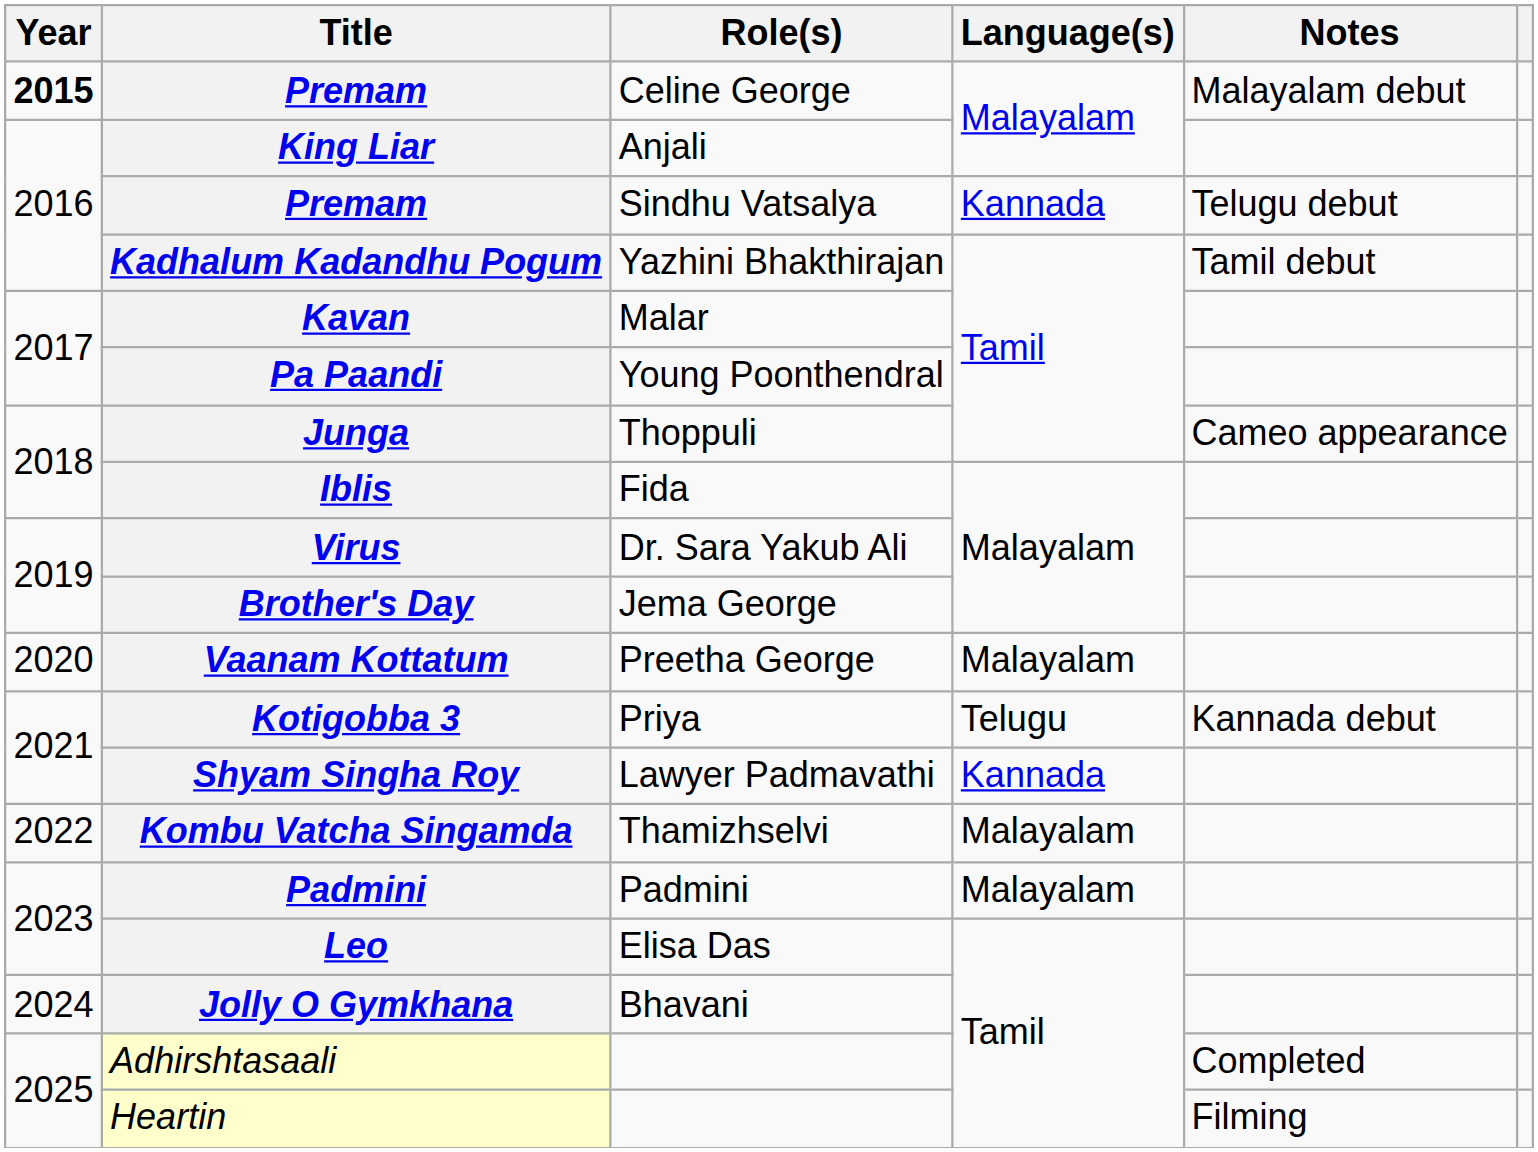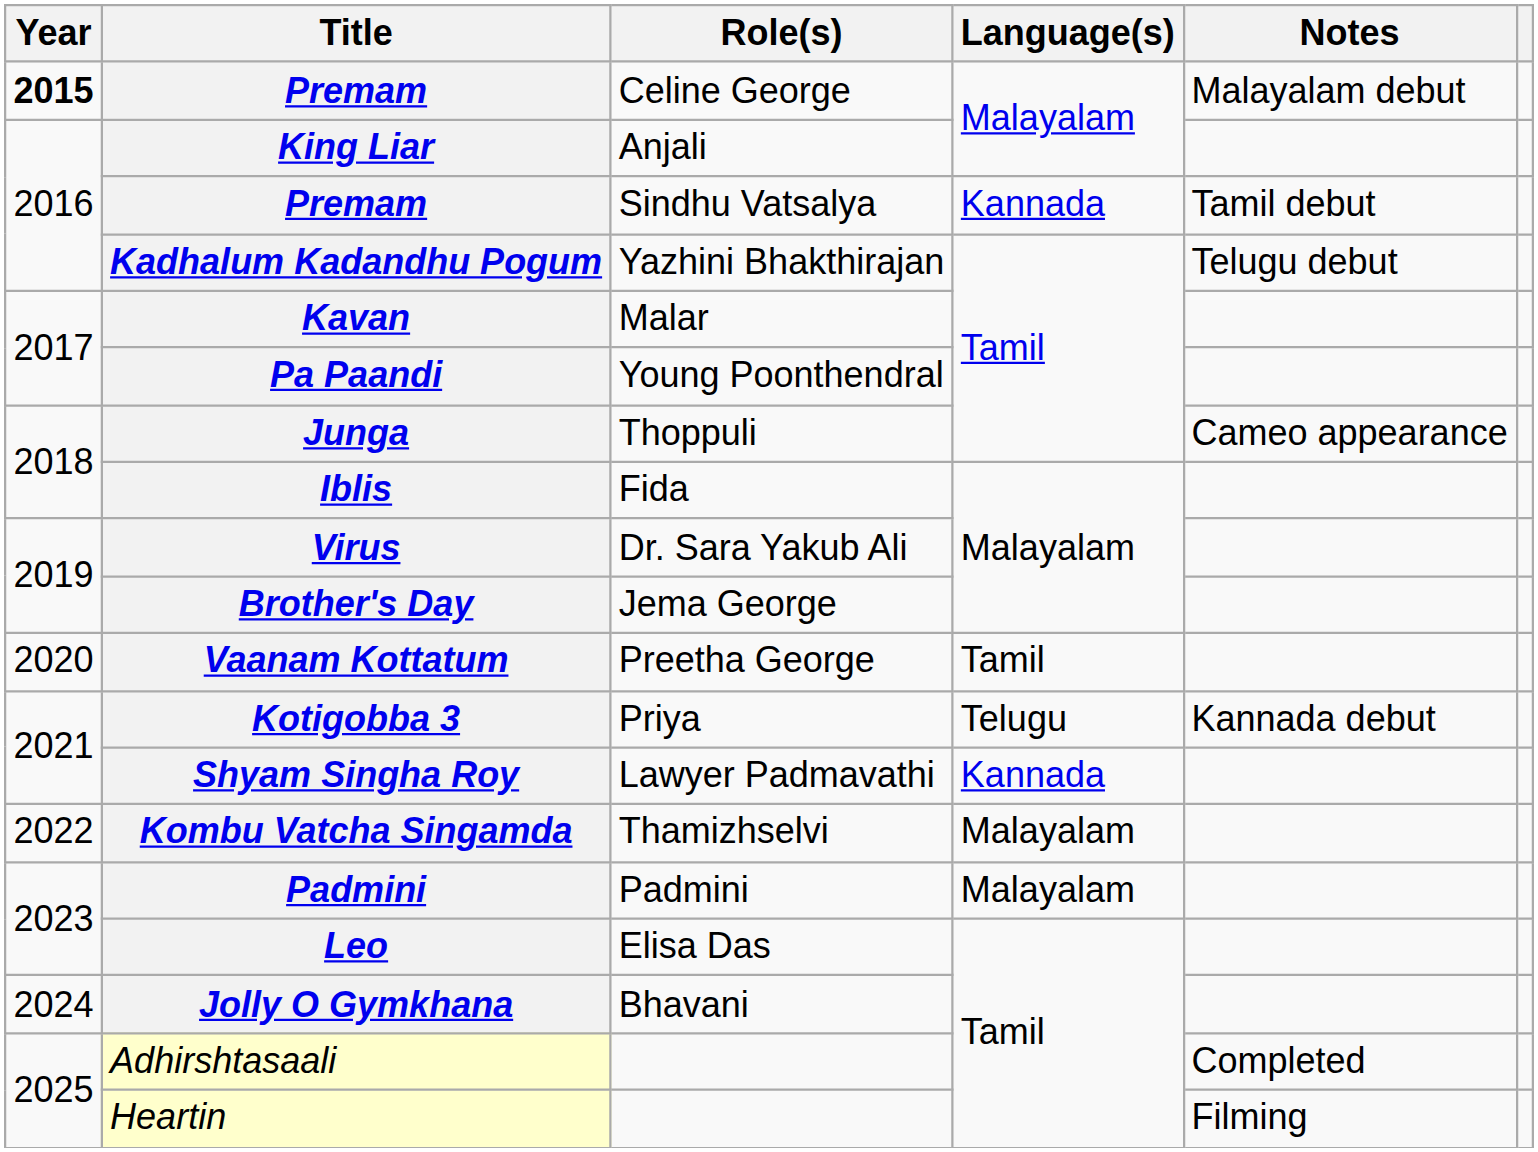(1295, 204) Telugu debut -> (1284, 204) Tamil debut
(1284, 261) Tamil debut -> (1295, 261) Telugu debut
(1048, 661) Malayalam -> (1003, 661) Tamil
